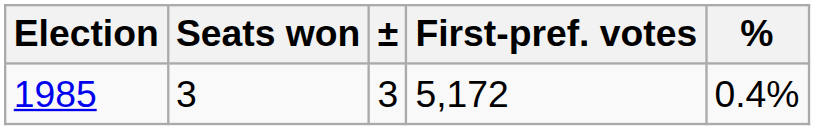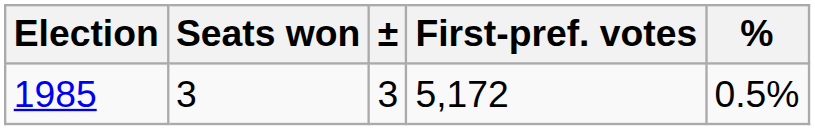(757, 93) 0.4% -> (757, 93) 0.5%
